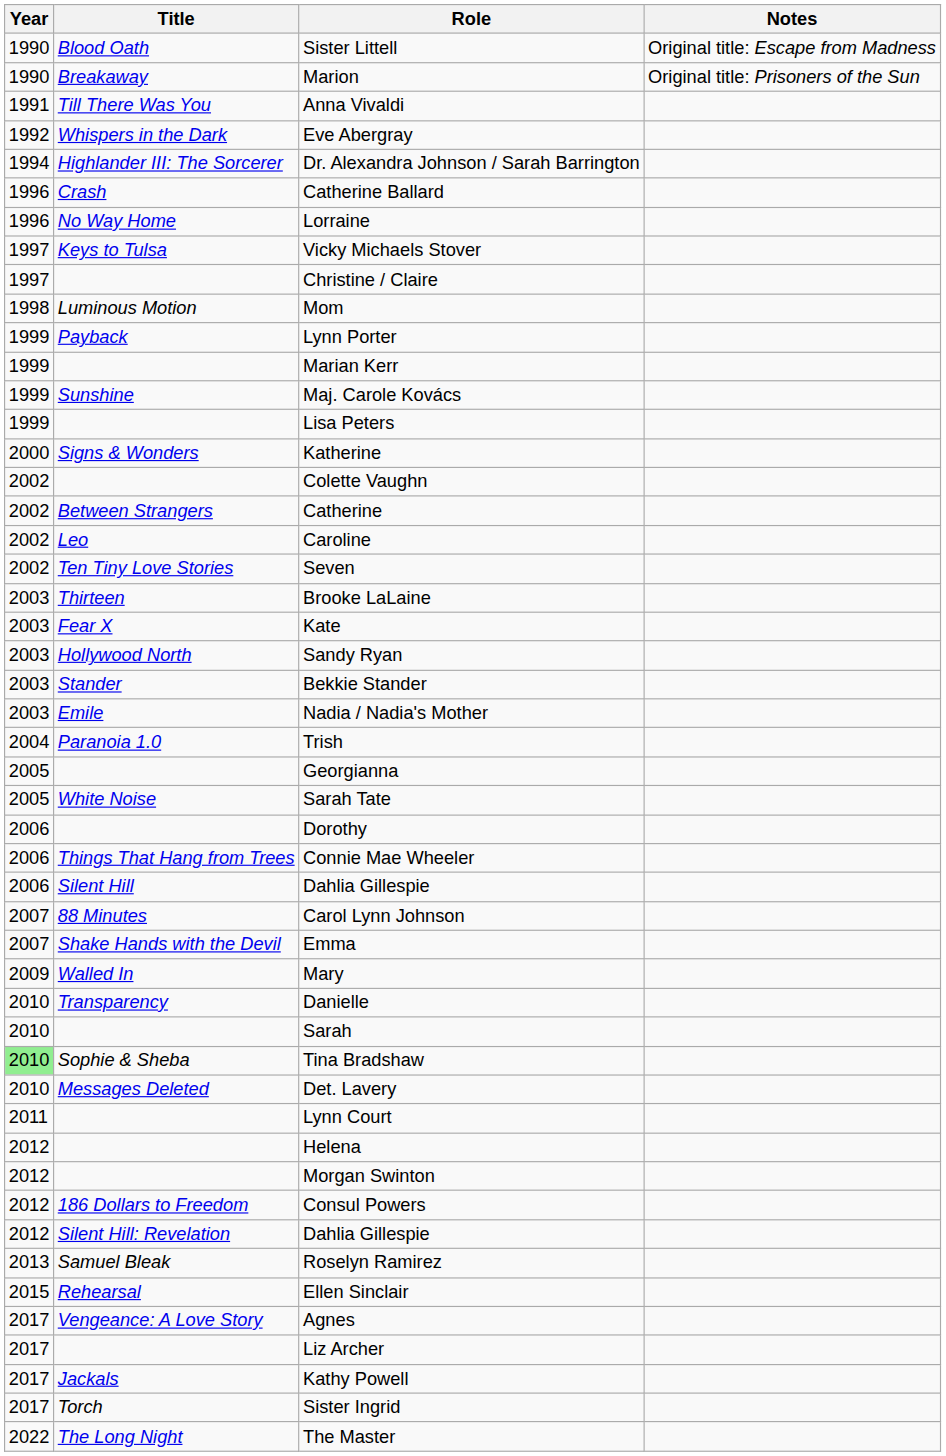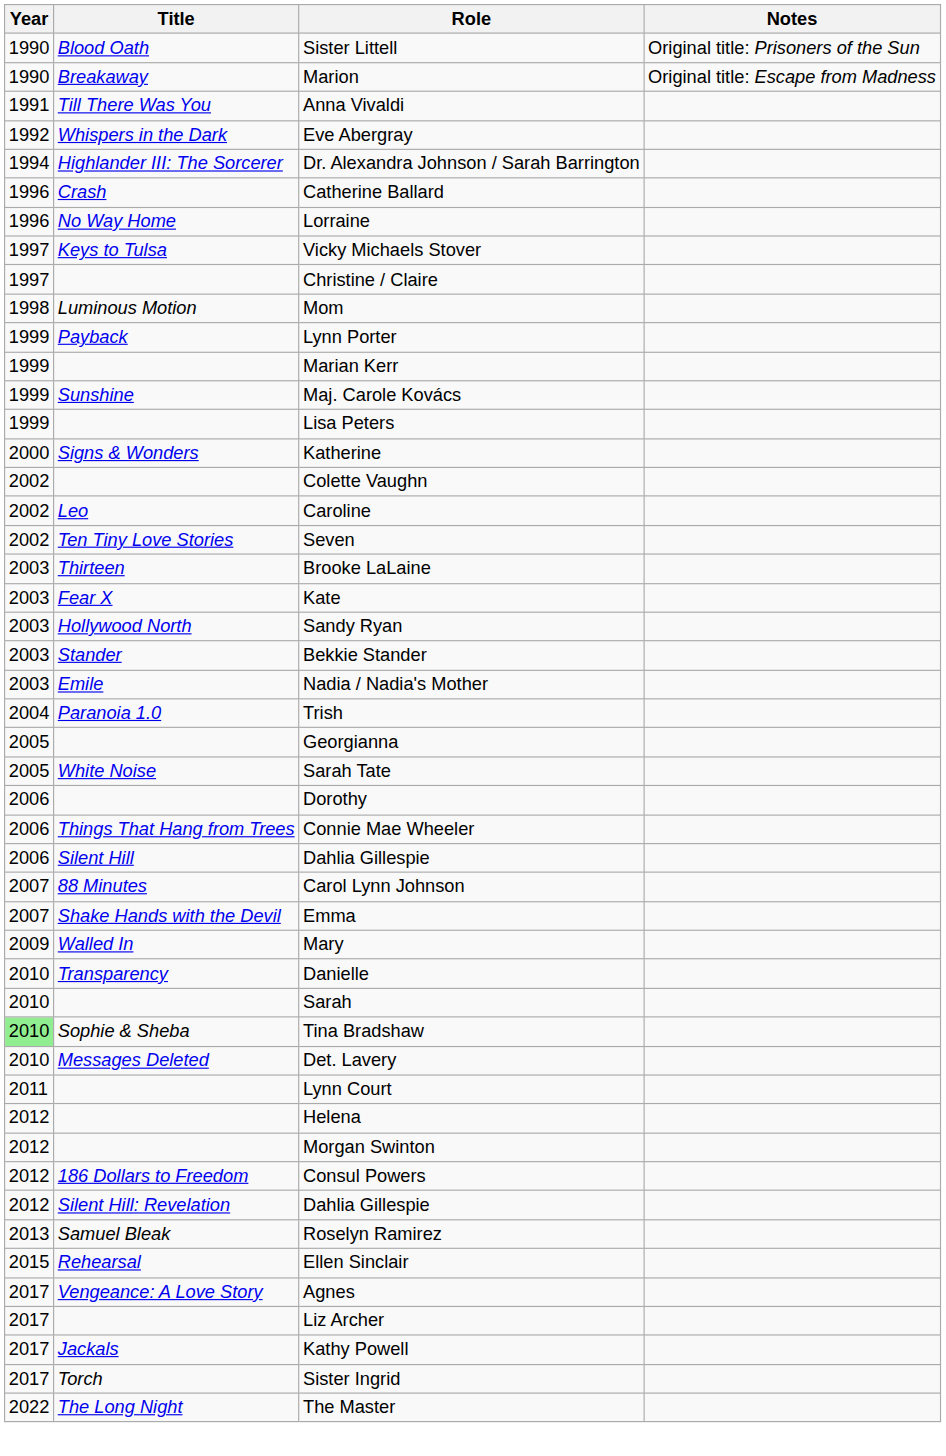(792, 47) Original title: Escape from Madness -> (784, 47) Original title: Prisoners of the Sun
(784, 76) Original title: Prisoners of the Sun -> (792, 76) Original title: Escape from Madness
- row: (135, 510)
